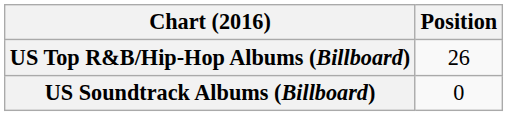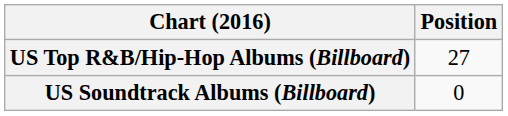(459, 57) 26 -> (459, 57) 27
